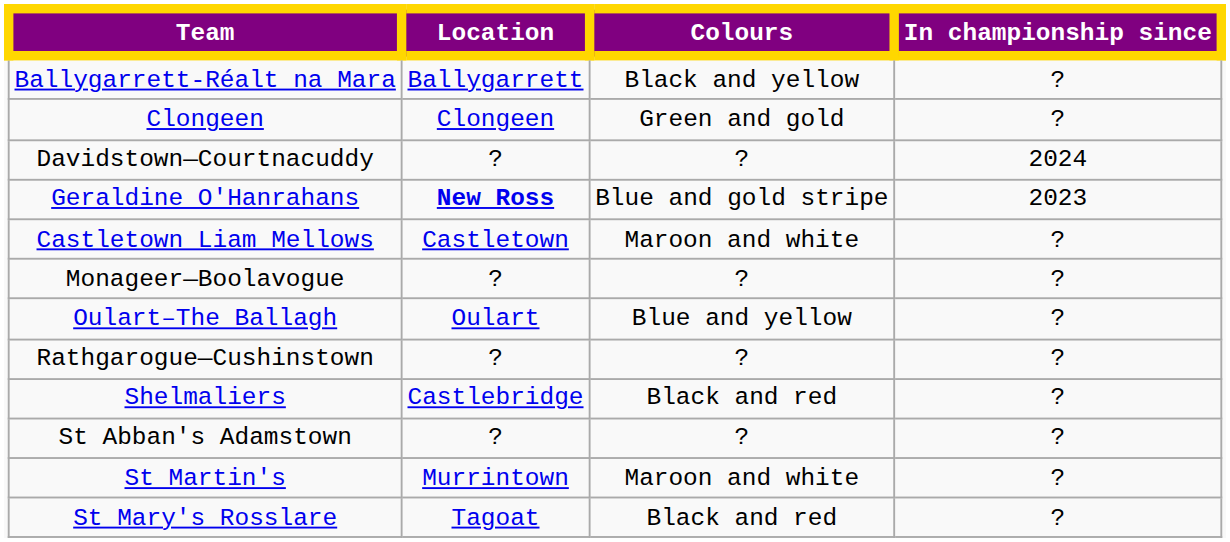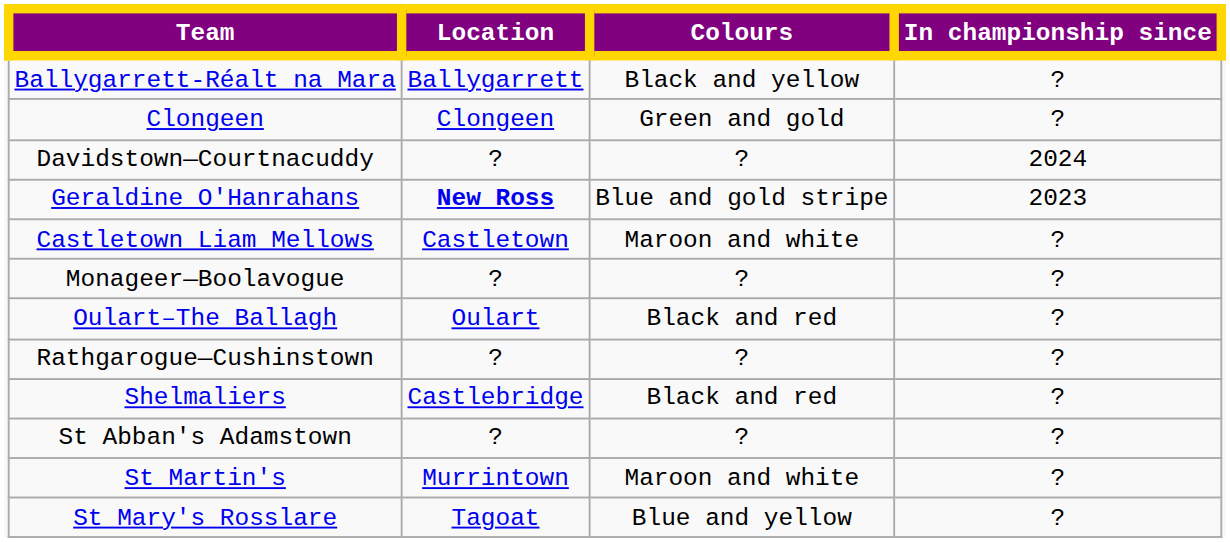(742, 319) Blue and yellow -> (742, 319) Black and red
(742, 518) Black and red -> (742, 518) Blue and yellow
